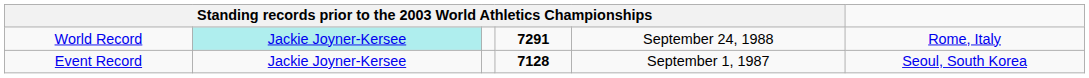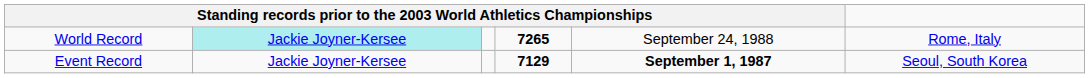(533, 38) 7291 -> (533, 38) 7265
(533, 61) 7128 -> (533, 61) 7129
(708, 61) normal -> (708, 61) bold
